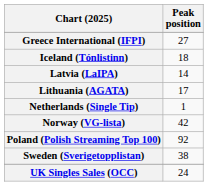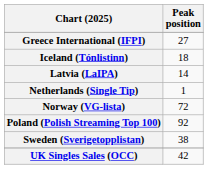- row: (84, 90)
(183, 123) 42 -> (183, 106) 72
(183, 172) 24 -> (183, 156) 42
